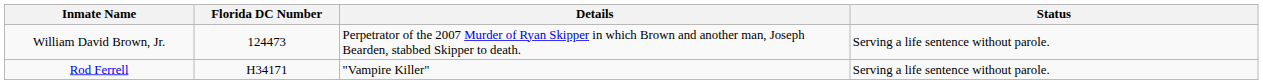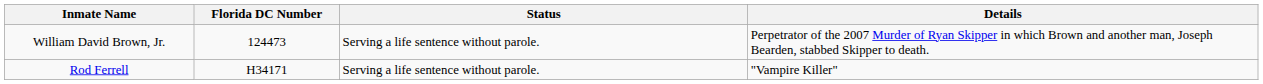columns swapped: (1054, 14) <-> (595, 14)
